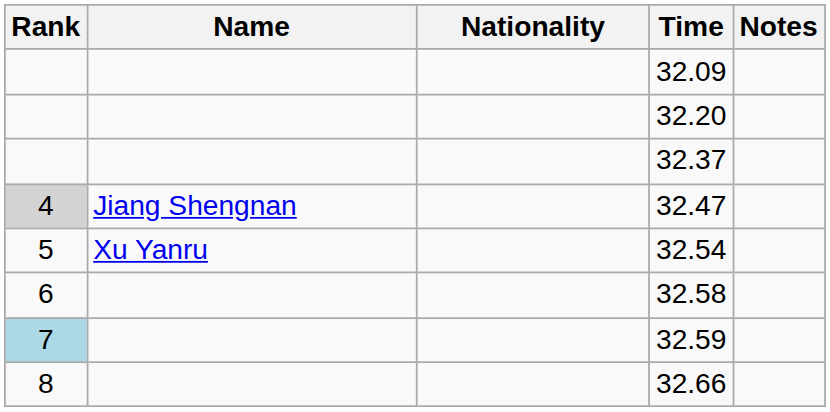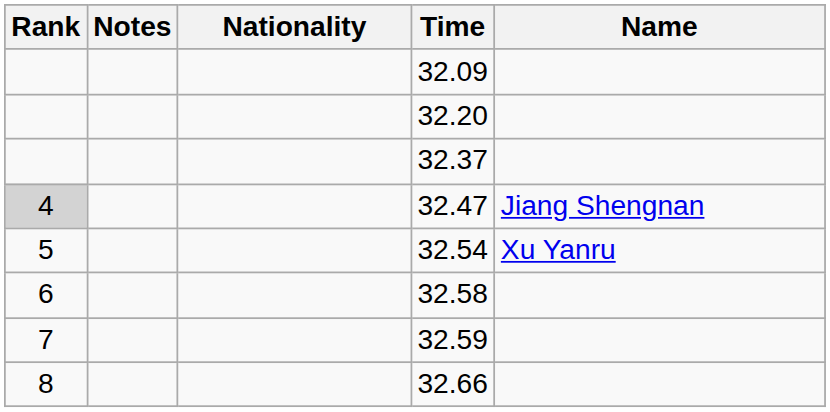columns swapped: (252, 26) <-> (779, 26)
(46, 339) lightblue background -> (46, 339) no background
